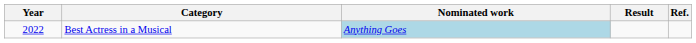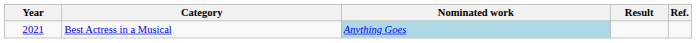(33, 29) 2022 -> (33, 29) 2021
